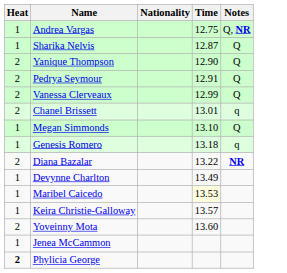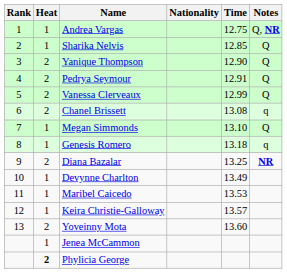+ column: (19, 12)
(206, 45) 12.87 -> (235, 45) 12.85
(206, 111) 13.01 -> (235, 111) 13.08
(206, 161) 13.22 -> (235, 161) 13.25
(206, 194) lightyellow background -> (235, 194) no background
